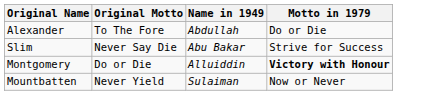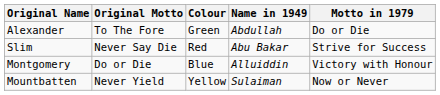+ column: (207, 13)
(329, 64) bold -> (372, 64) normal
